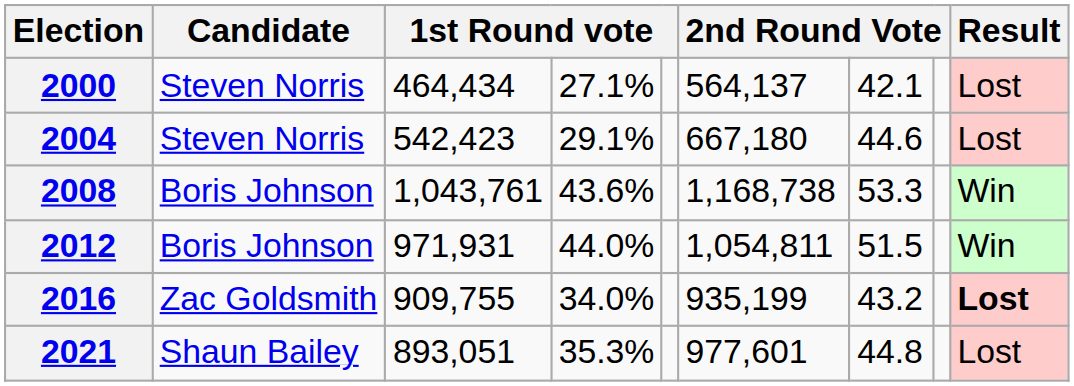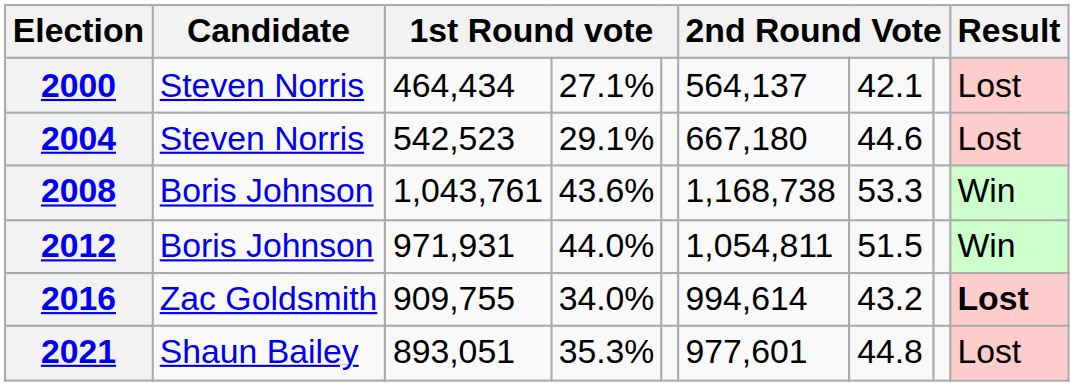(454, 138) 542,423 -> (454, 138) 542,523
(747, 298) 935,199 -> (747, 298) 994,614
